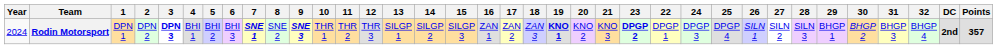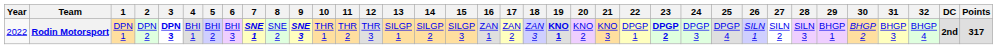columns swapped: (666, 11) <-> (635, 11)
(17, 31) 2024 -> (17, 31) 2022
(976, 31) 357 -> (976, 31) 317
